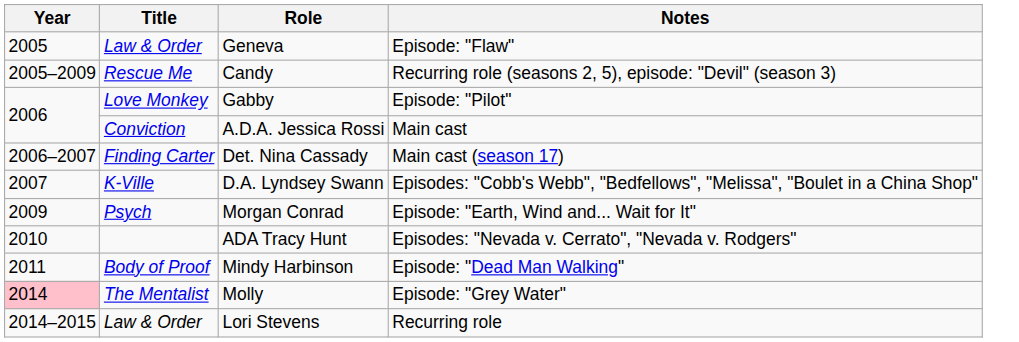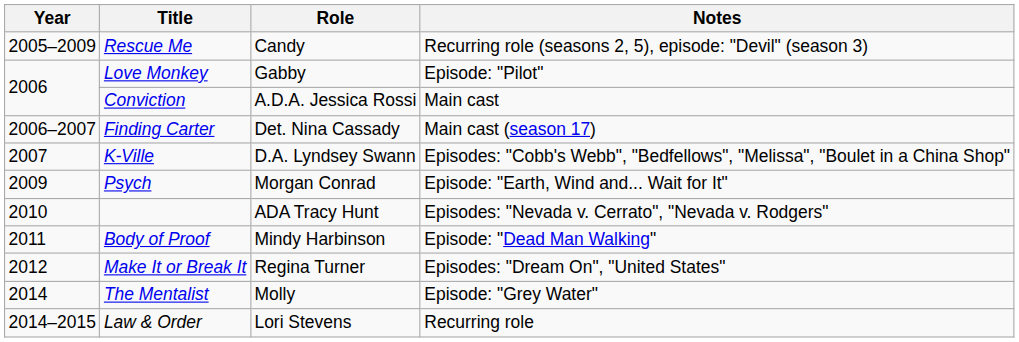- row: (253, 45)
+ row: (310, 267)
(28, 294) pink background -> (28, 294) no background
